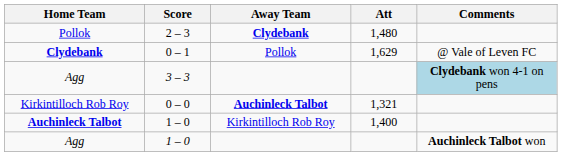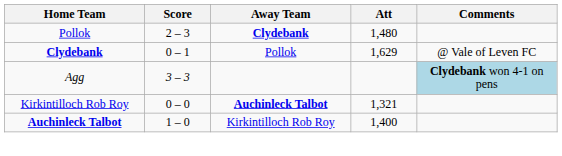- row: (75, 141)
